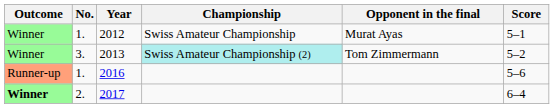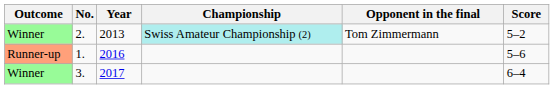- row: (112, 34)
(80, 53) 3. -> (80, 34) 2.
(28, 93) bold -> (26, 73) normal
(80, 93) 2. -> (80, 73) 3.
